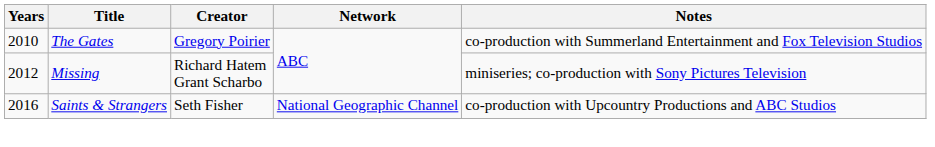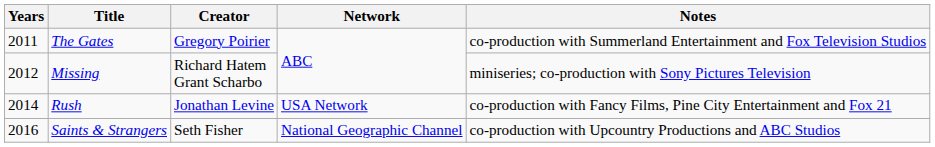(23, 40) 2010 -> (23, 40) 2011
+ row: (66, 105)
